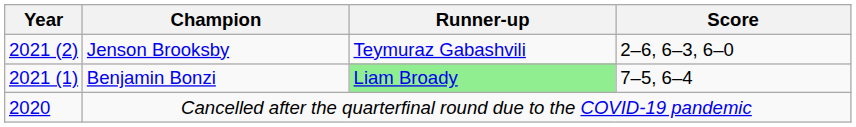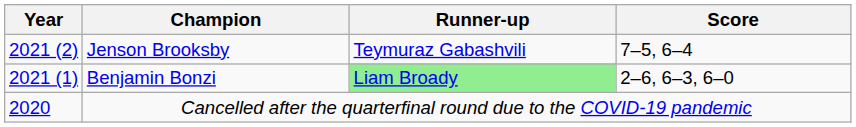(677, 49) 2–6, 6–3, 6–0 -> (656, 49) 7–5, 6–4
(656, 78) 7–5, 6–4 -> (677, 78) 2–6, 6–3, 6–0
